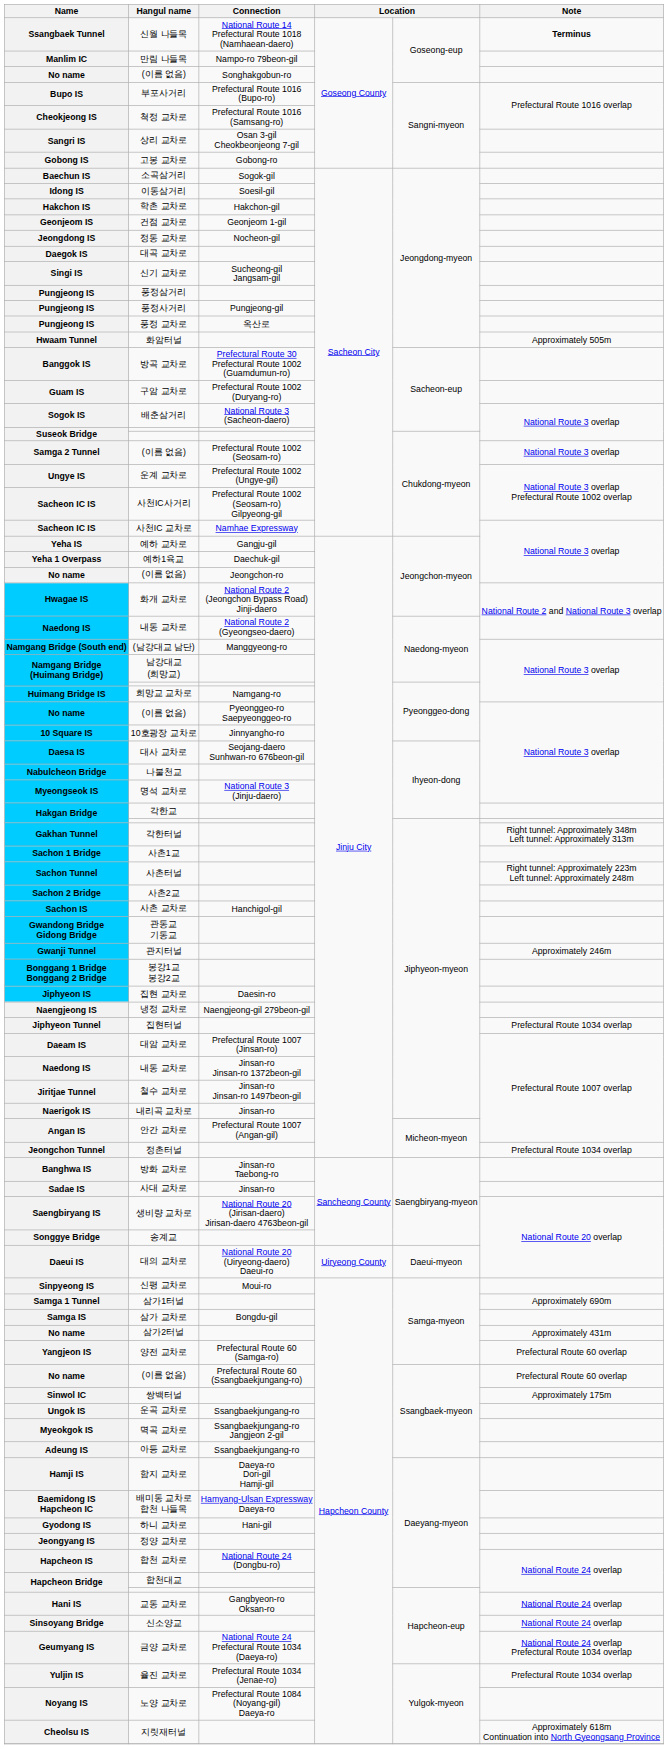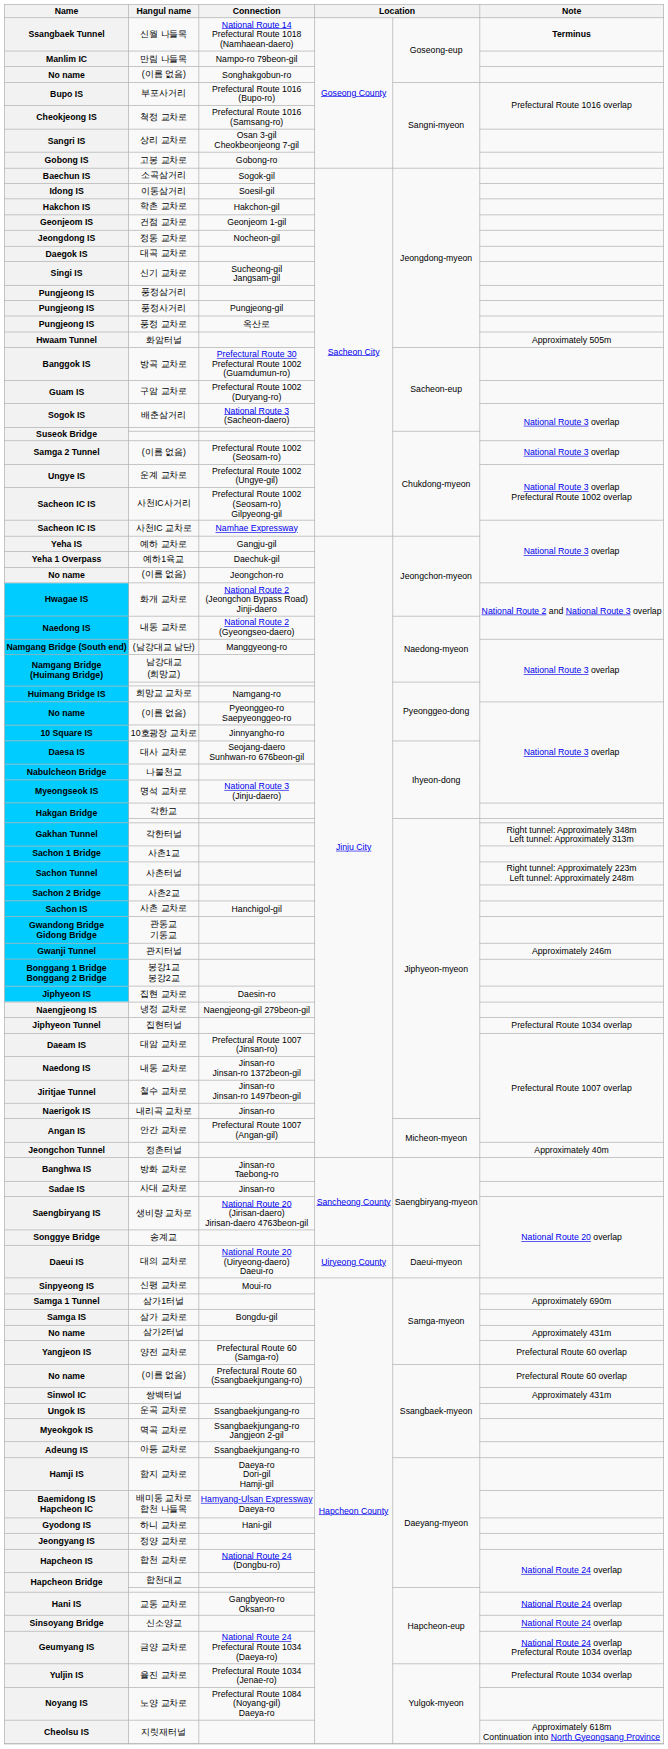(572, 1150) Prefectural Route 1034 overlap -> (572, 1150) Approximately 40m
(572, 1395) Approximately 175m -> (572, 1395) Approximately 431m
